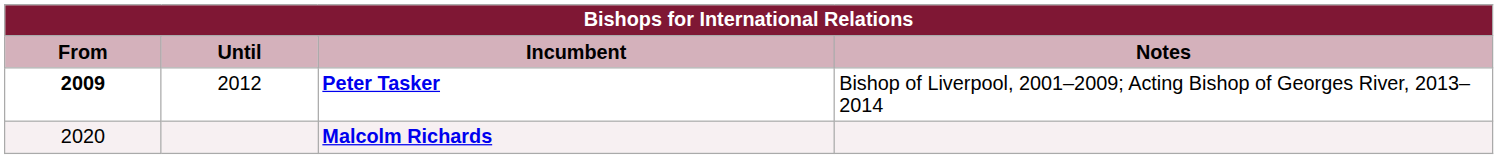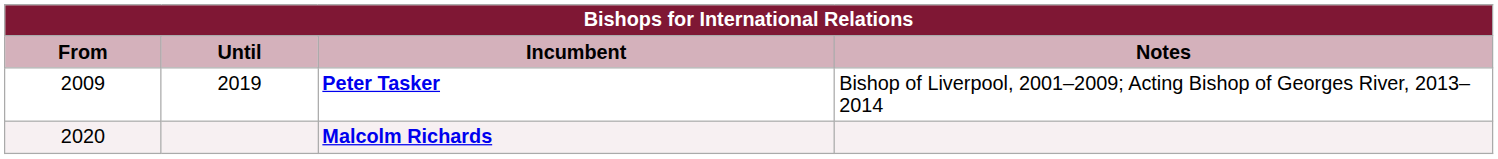(83, 83) bold -> (83, 83) normal
(240, 83) 2012 -> (240, 83) 2019
